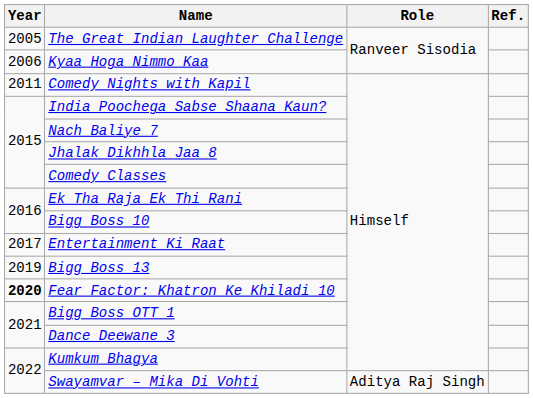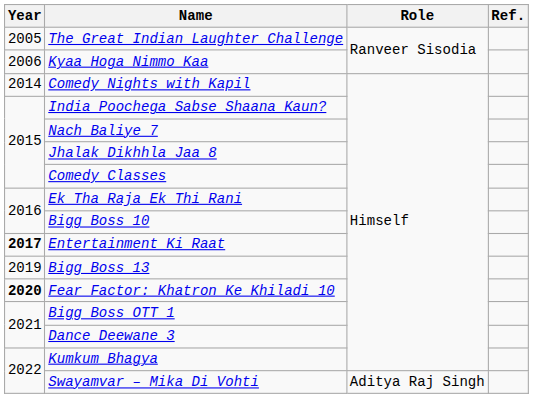(25, 85) 2011 -> (25, 85) 2014
(25, 245) normal -> (25, 245) bold
